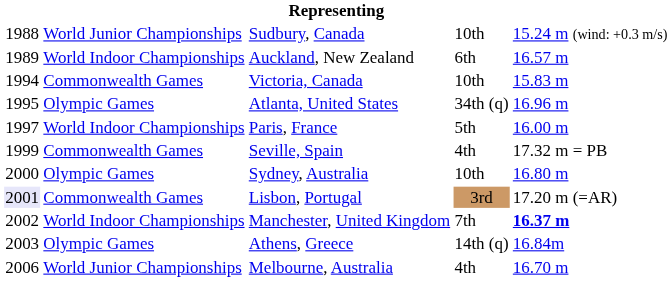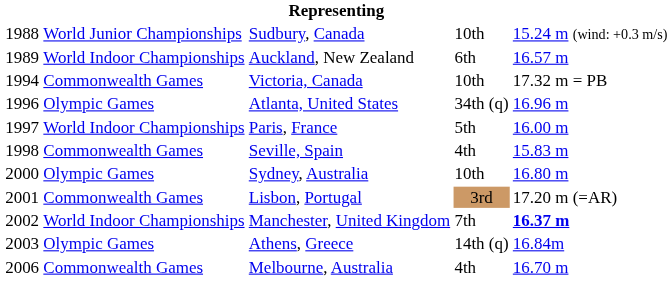(541, 80) 15.83 m -> (560, 80) 17.32 m = PB
(22, 103) 1995 -> (22, 103) 1996
(22, 150) 1999 -> (22, 150) 1998
(560, 150) 17.32 m = PB -> (541, 150) 15.83 m
(22, 197) lavender background -> (22, 197) no background
(143, 267) World Junior Championships -> (123, 267) Commonwealth Games
